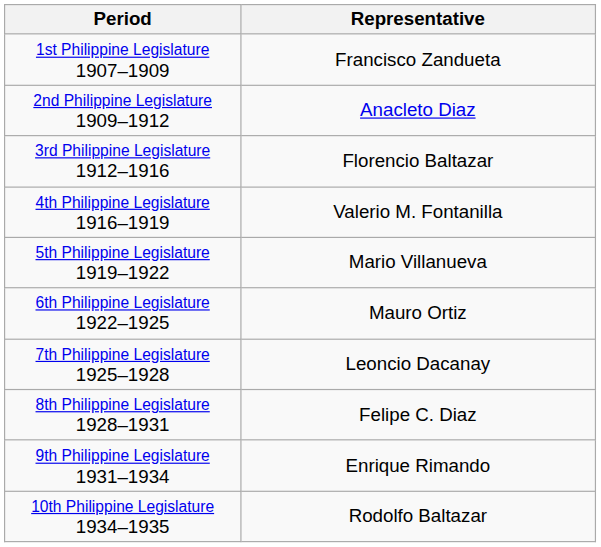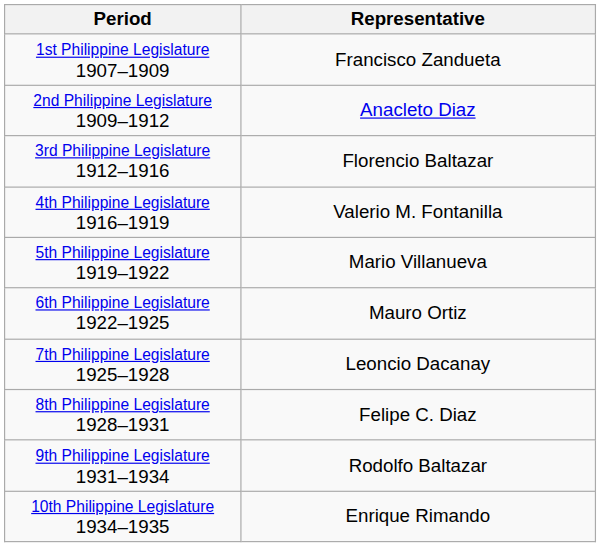(418, 465) Enrique Rimando -> (418, 465) Rodolfo Baltazar
(418, 516) Rodolfo Baltazar -> (418, 516) Enrique Rimando
